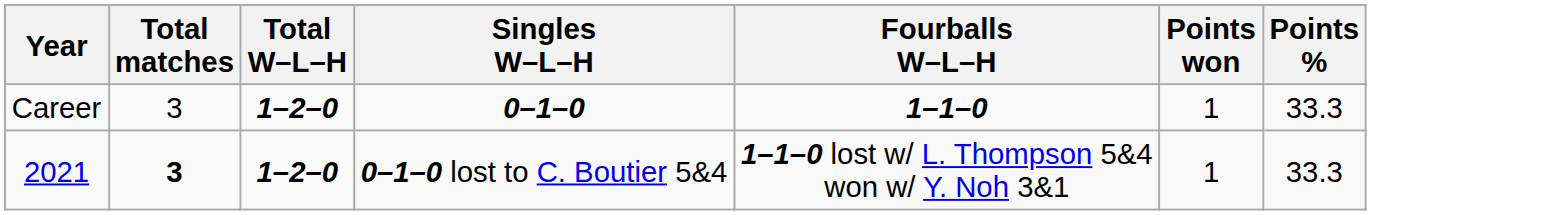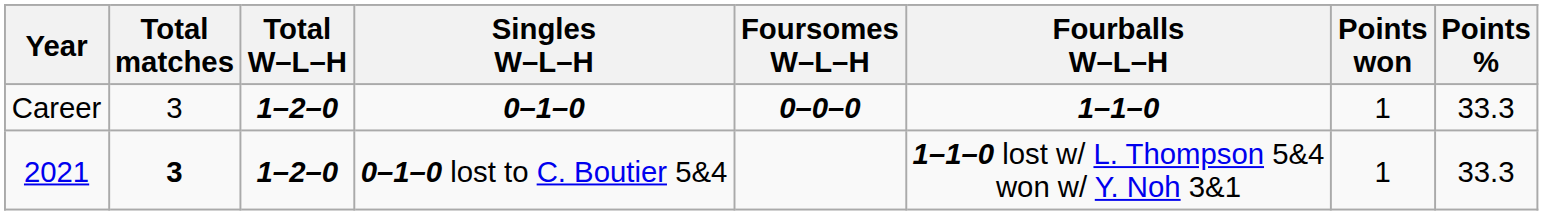+ column: (820, 45)
